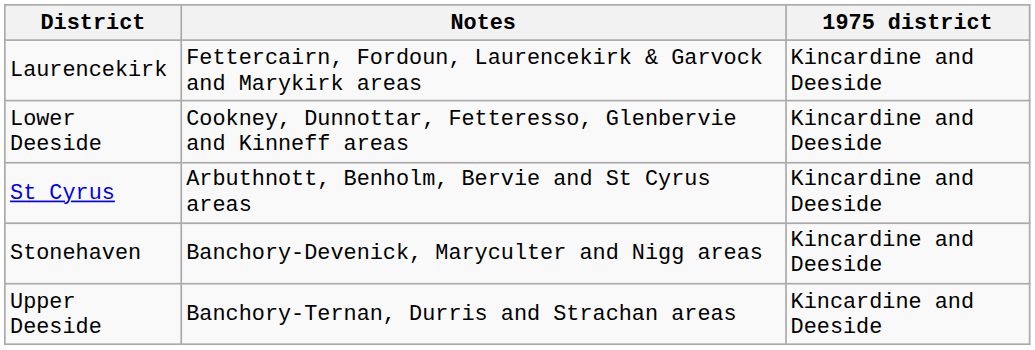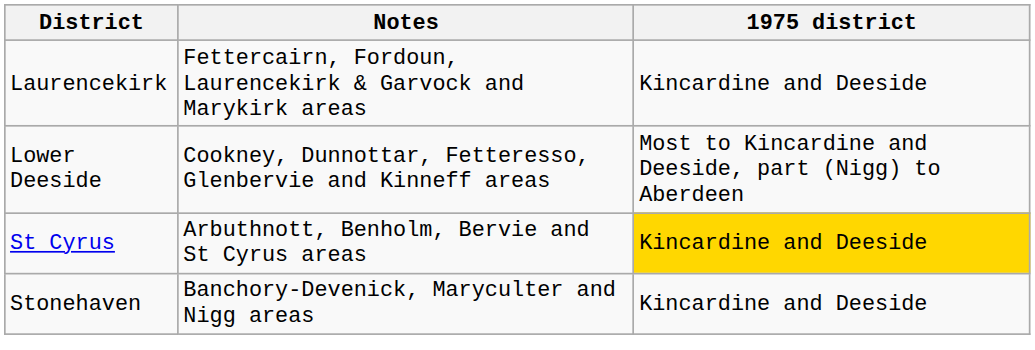(882, 132) Kincardine and Deeside -> (790, 169) Most to Kincardine and Deeside, part (Nigg) to Aberdeen
(882, 192) no background -> (783, 243) gold background
- row: (56, 314)
